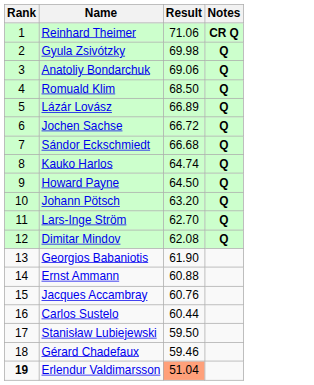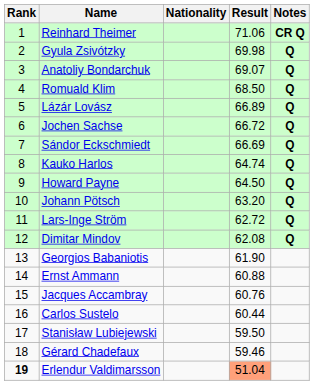+ column: (196, 13)
(184, 70) 69.06 -> (250, 70) 69.07
(184, 145) 66.68 -> (250, 145) 66.69
(184, 220) 62.70 -> (250, 220) 62.72
